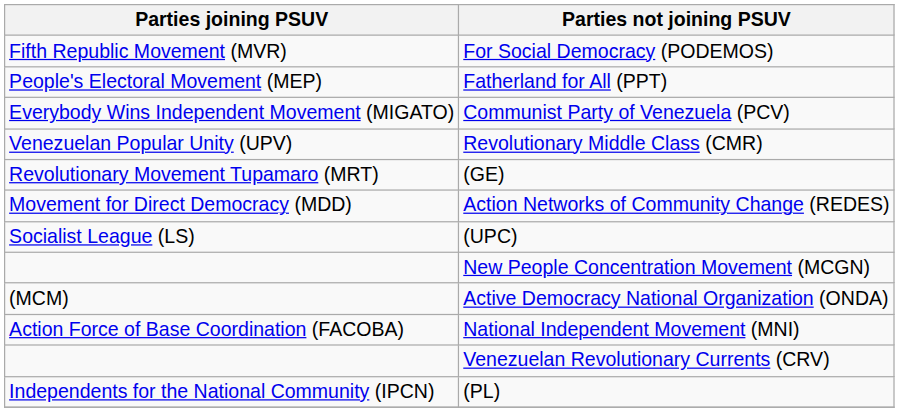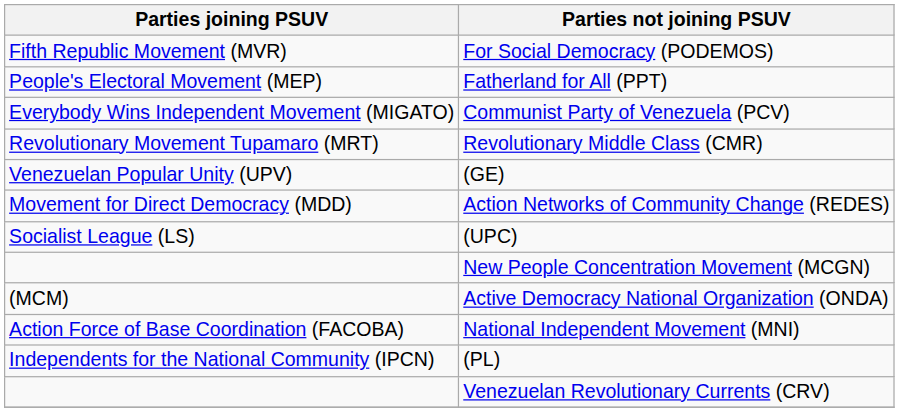(151, 143) Venezuelan Popular Unity (UPV) -> (194, 143) Revolutionary Movement Tupamaro (MRT)
(194, 174) Revolutionary Movement Tupamaro (MRT) -> (151, 174) Venezuelan Popular Unity (UPV)
rows swapped: (482, 391) <-> (646, 360)
